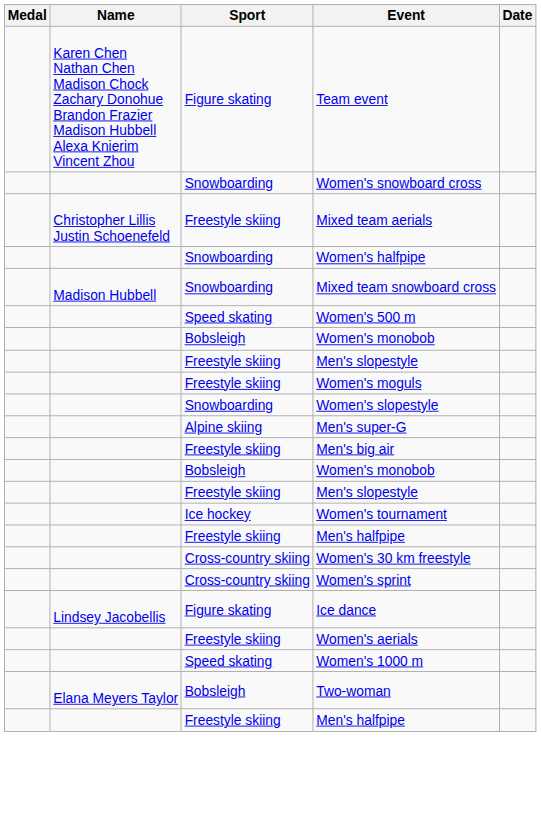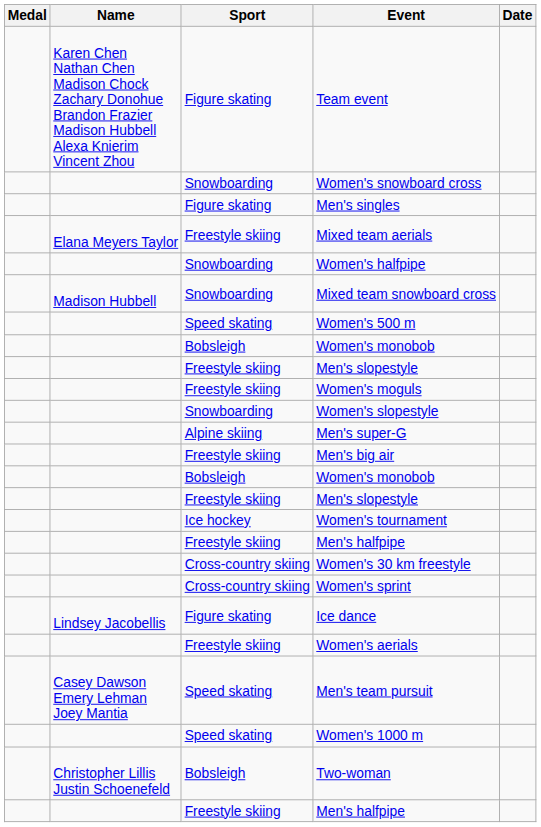+ row: (228, 205)
(112, 228) Christopher Lillis Justin Schoenefeld -> (116, 242) Elana Meyers Taylor
+ row: (228, 691)
(116, 698) Elana Meyers Taylor -> (112, 781) Christopher Lillis Justin Schoenefeld
